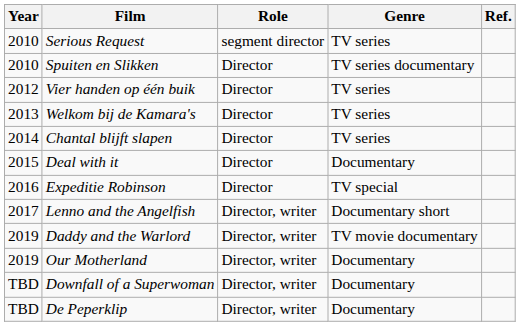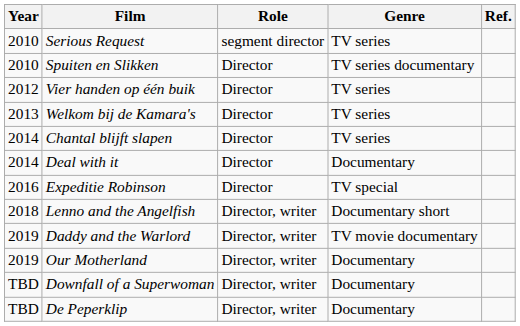(23, 162) 2015 -> (23, 162) 2014
(23, 211) 2017 -> (23, 211) 2018
